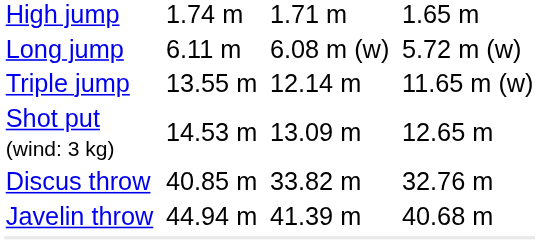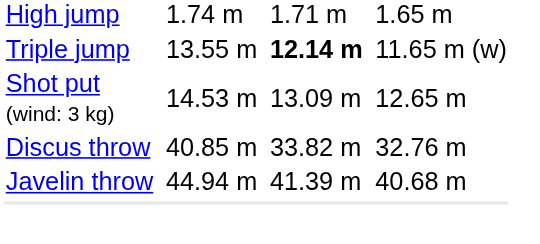- row: (65, 49)
(316, 84) normal -> (316, 49) bold
